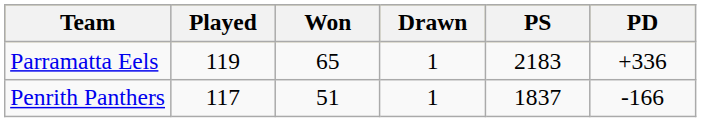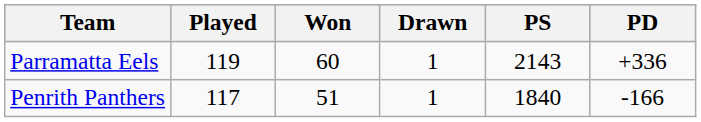(328, 60) 65 -> (328, 60) 60
(538, 60) 2183 -> (538, 60) 2143
(538, 97) 1837 -> (538, 97) 1840
